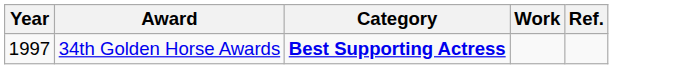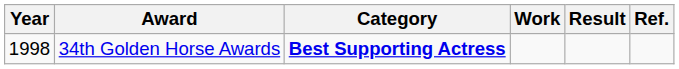+ column: (597, 19)
(30, 48) 1997 -> (30, 48) 1998
